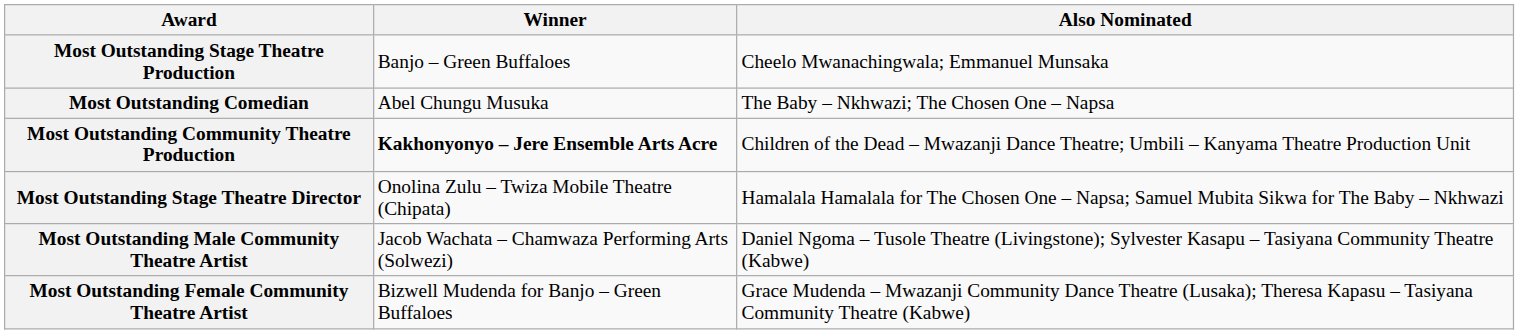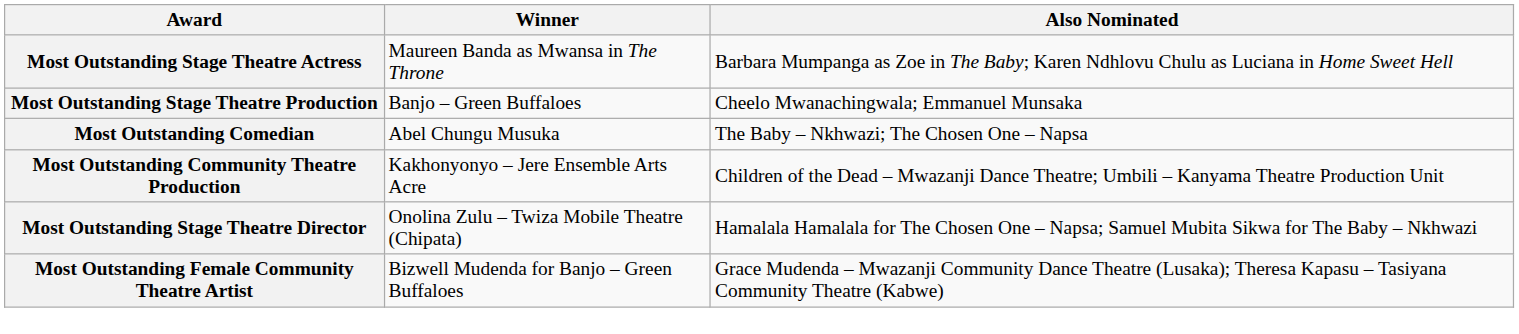+ row: (194, 61)
(548, 144) bold -> (528, 175) normal
- row: (189, 249)
